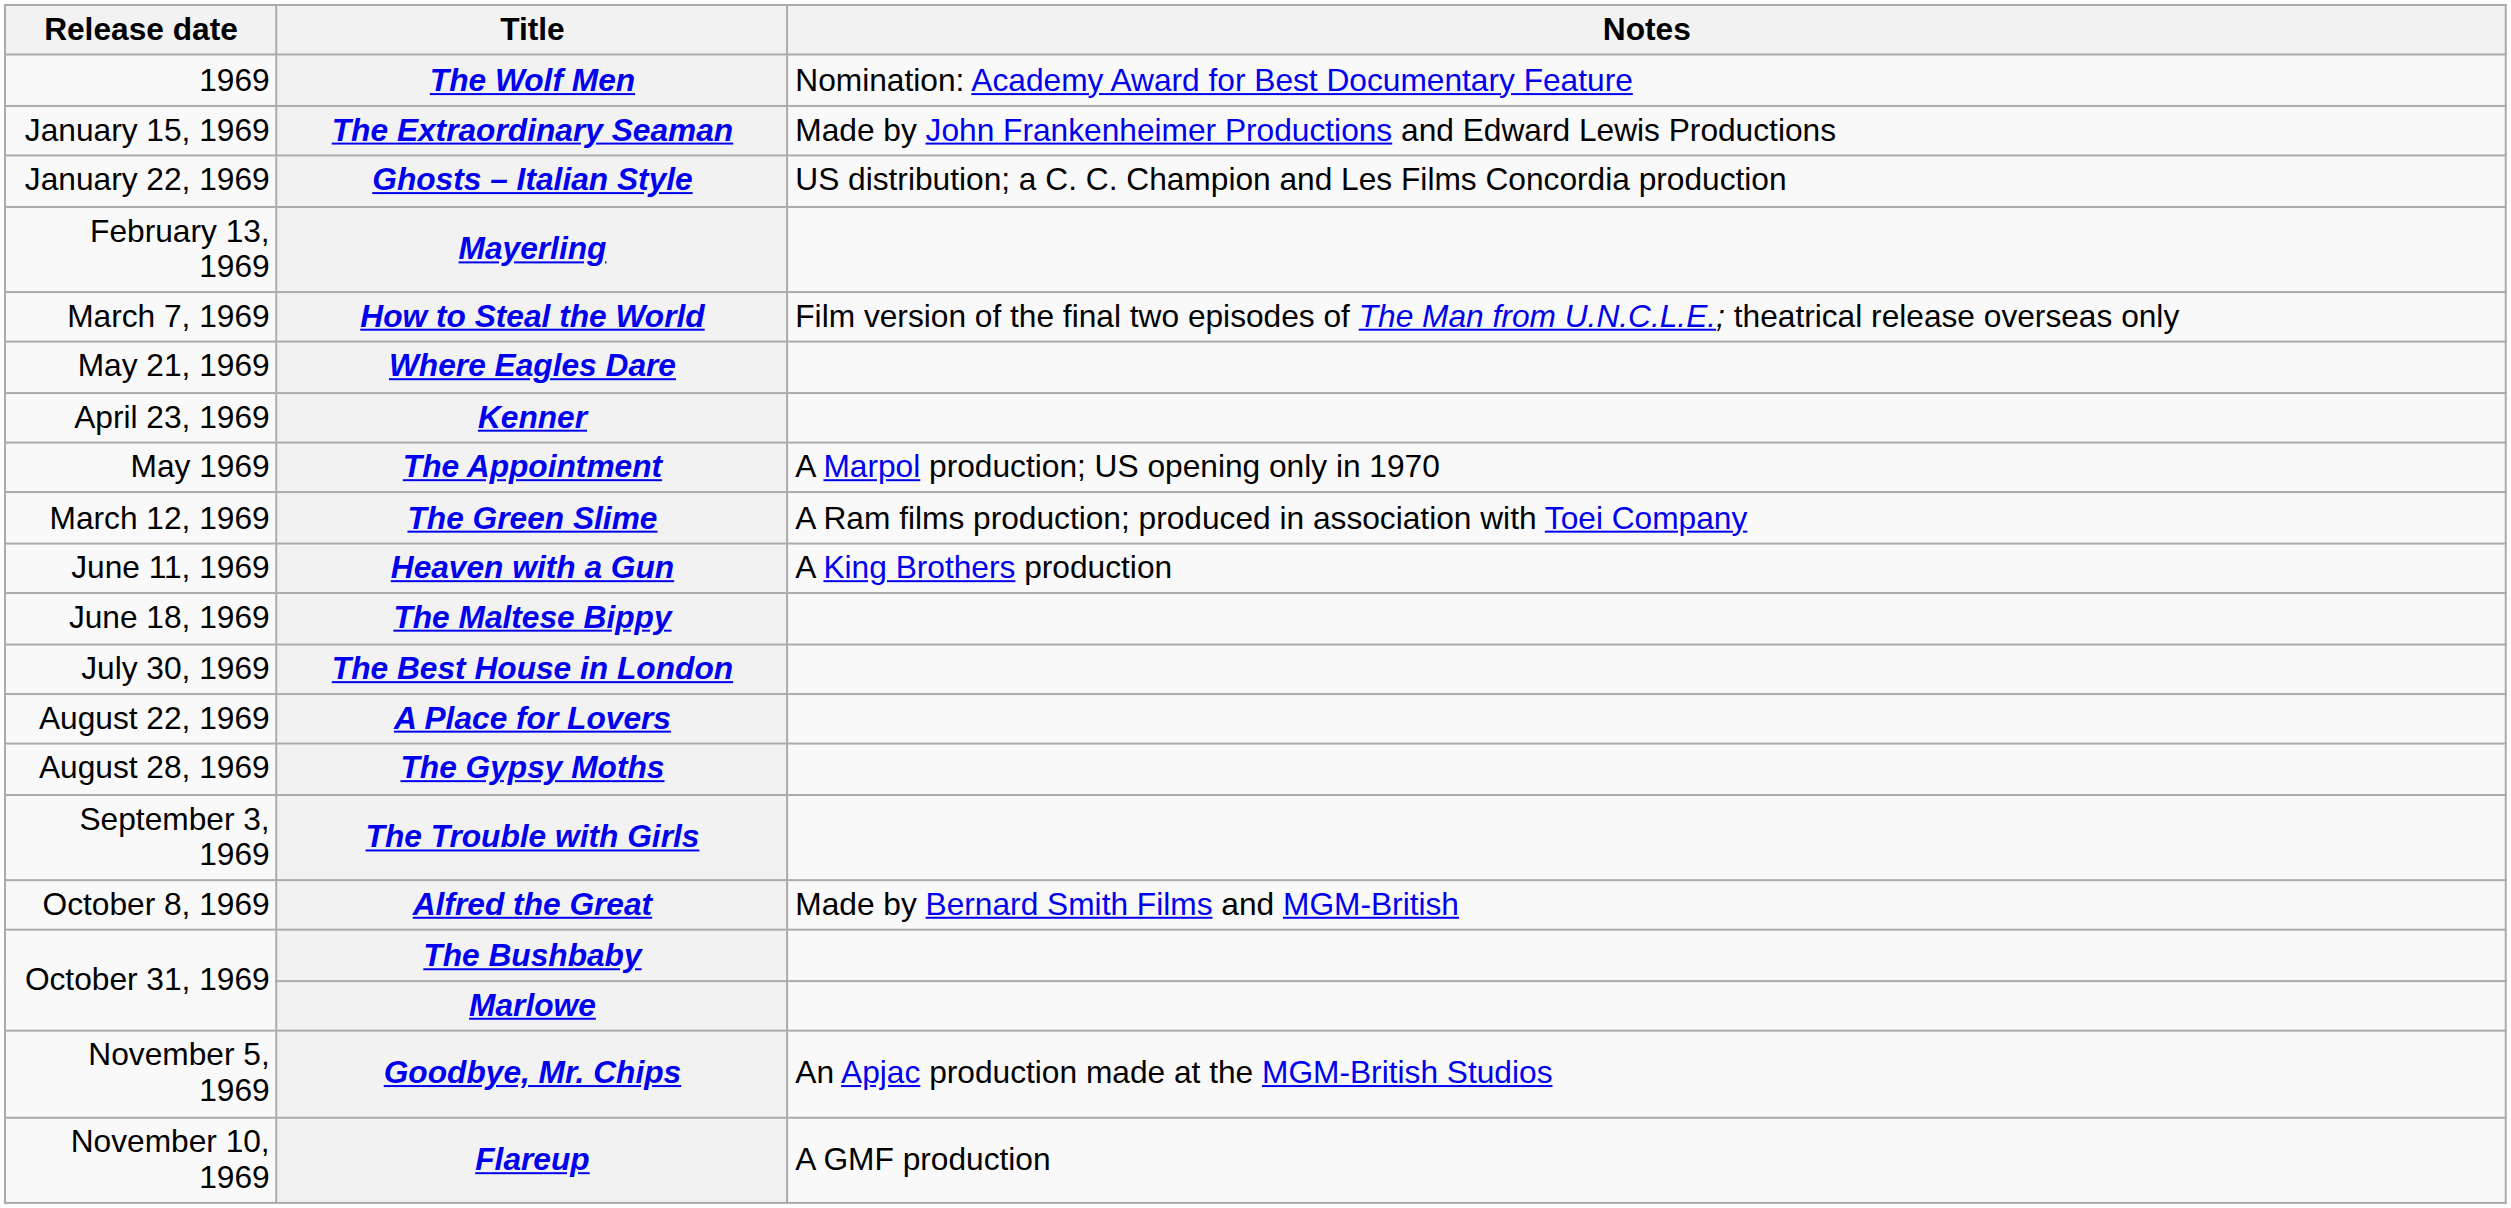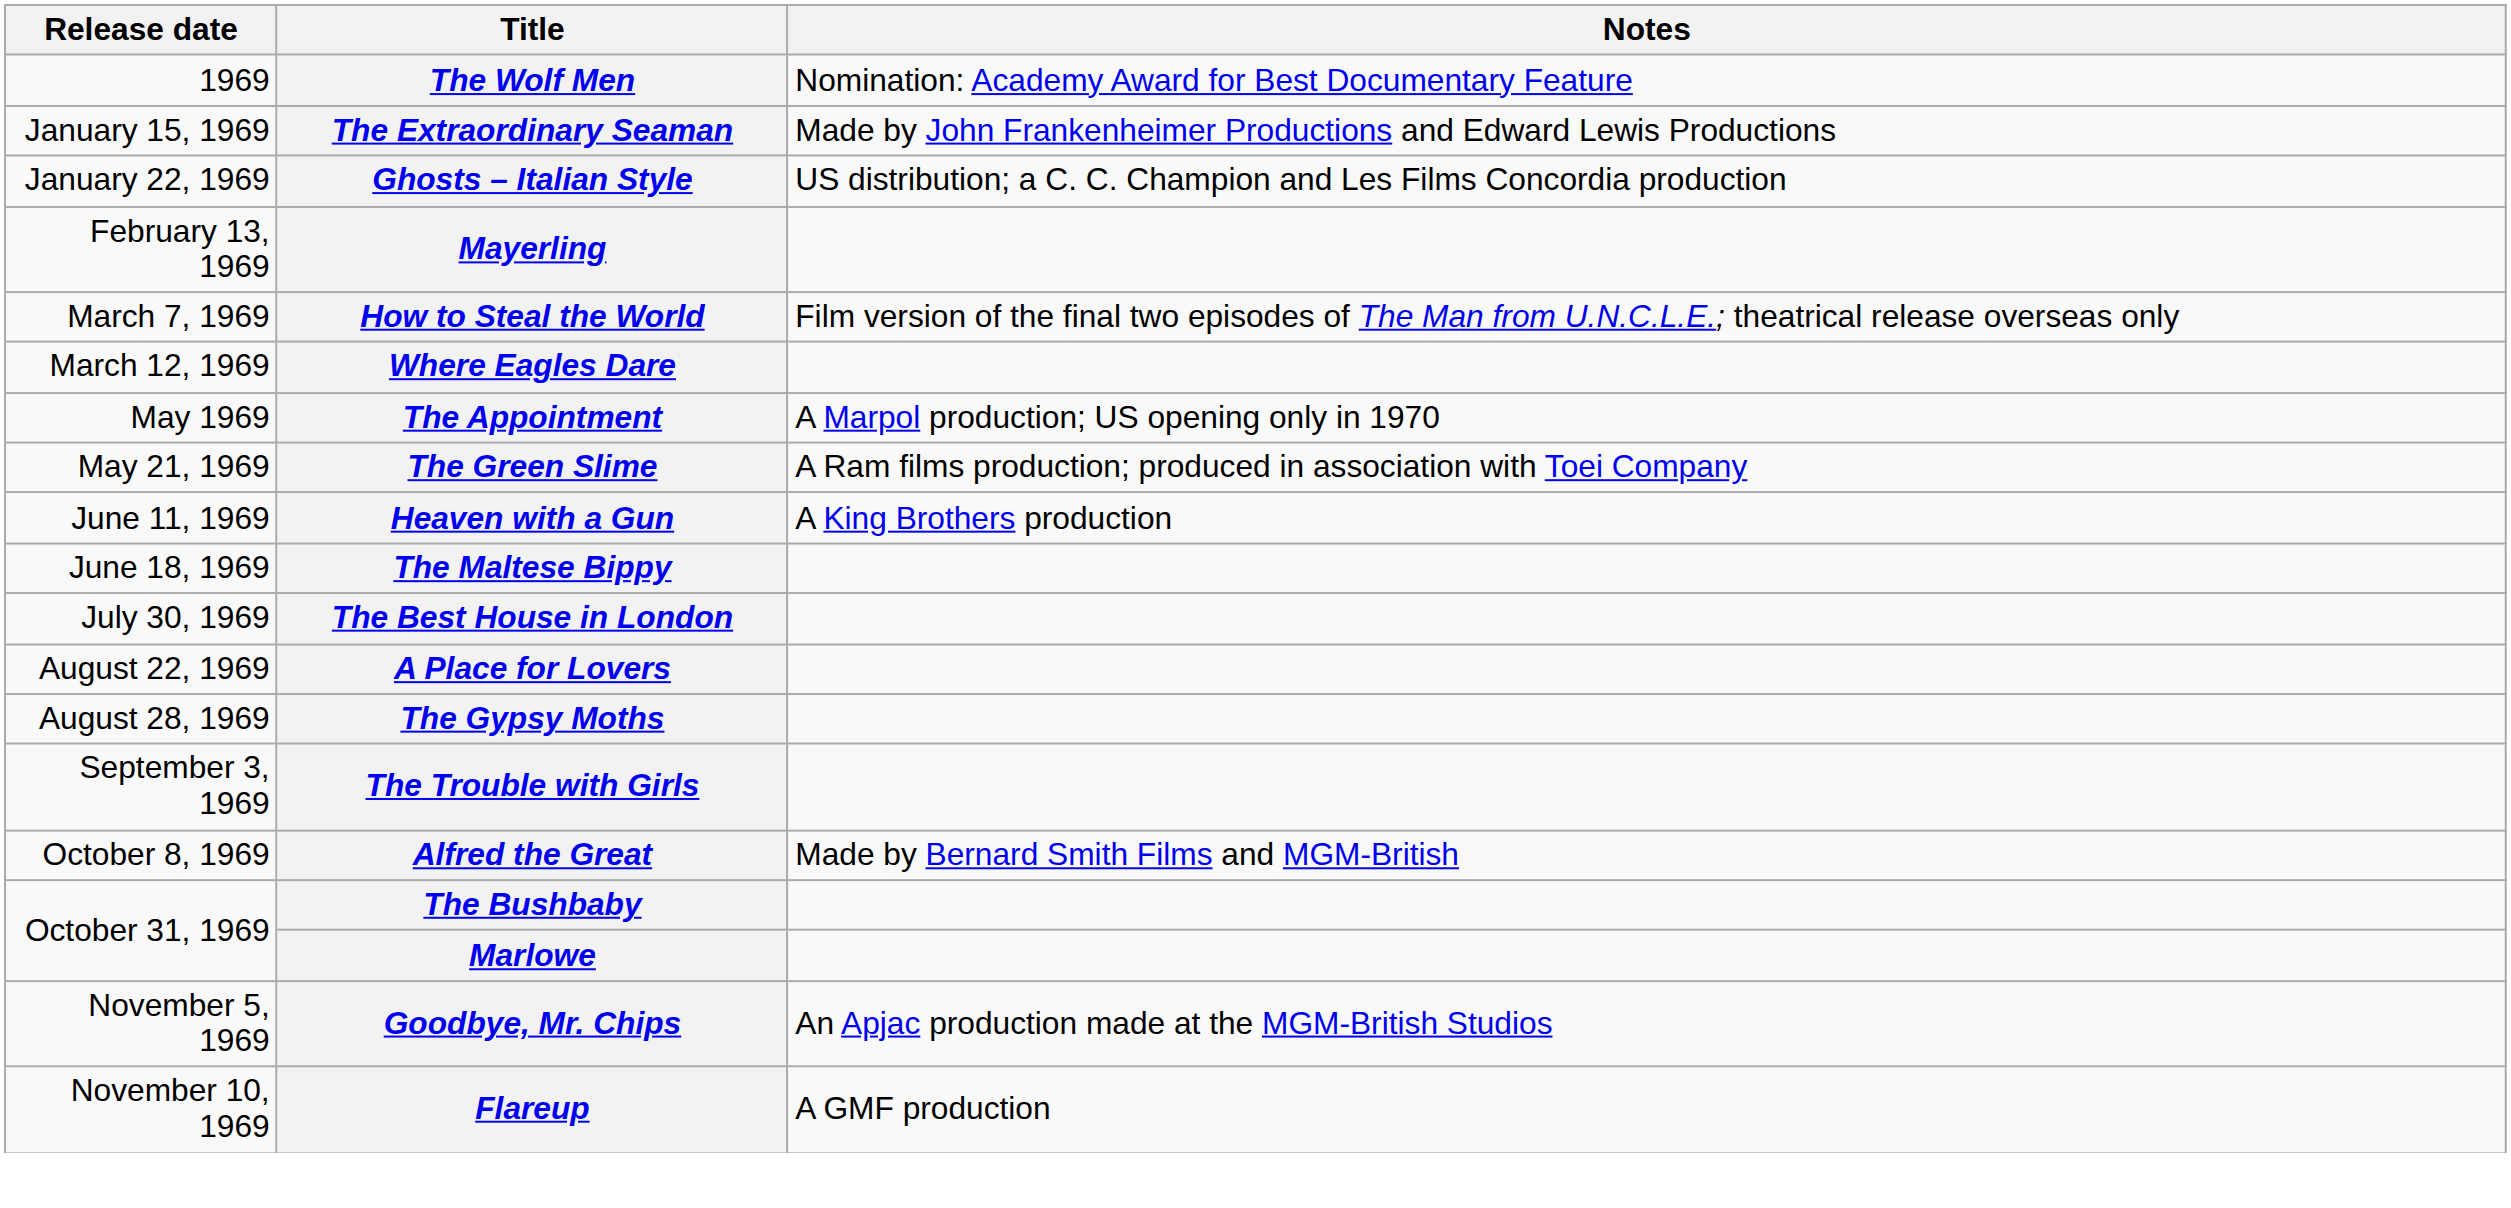(174, 366) May 21, 1969 -> (160, 366) March 12, 1969
- row: (532, 416)
(160, 517) March 12, 1969 -> (174, 467) May 21, 1969
